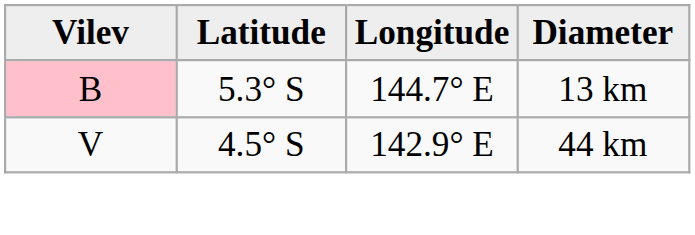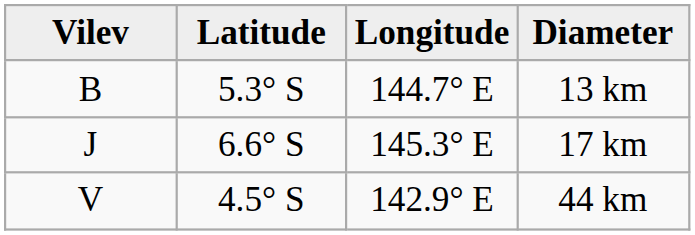(90, 88) pink background -> (90, 88) no background
+ row: (603, 144)
